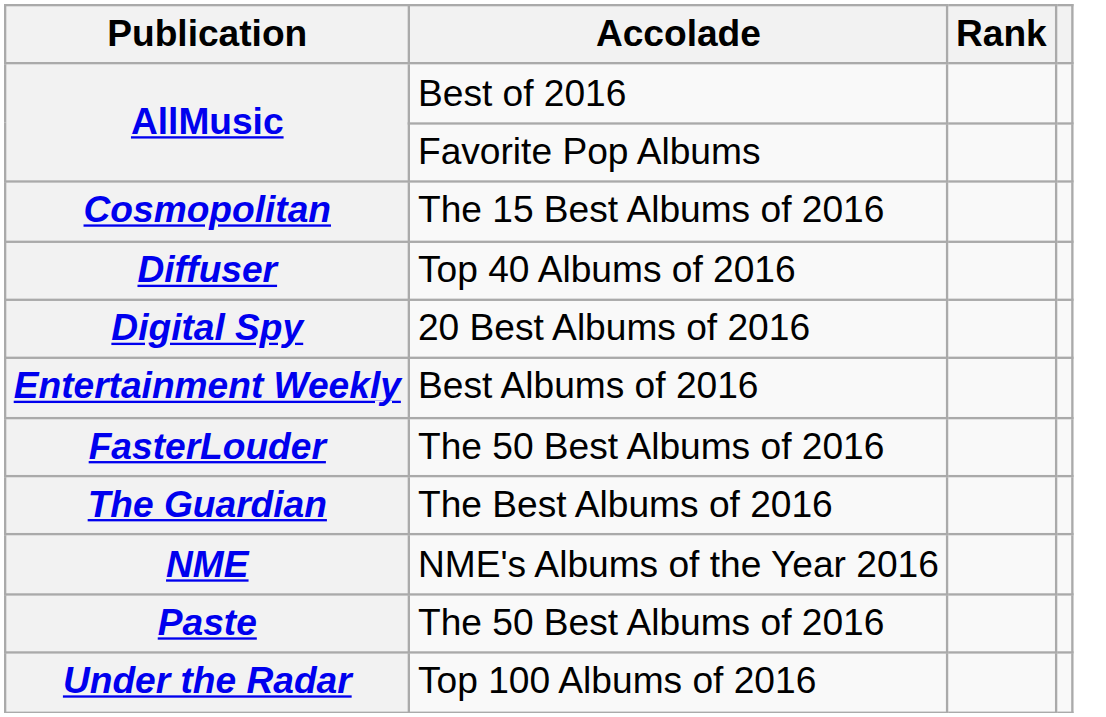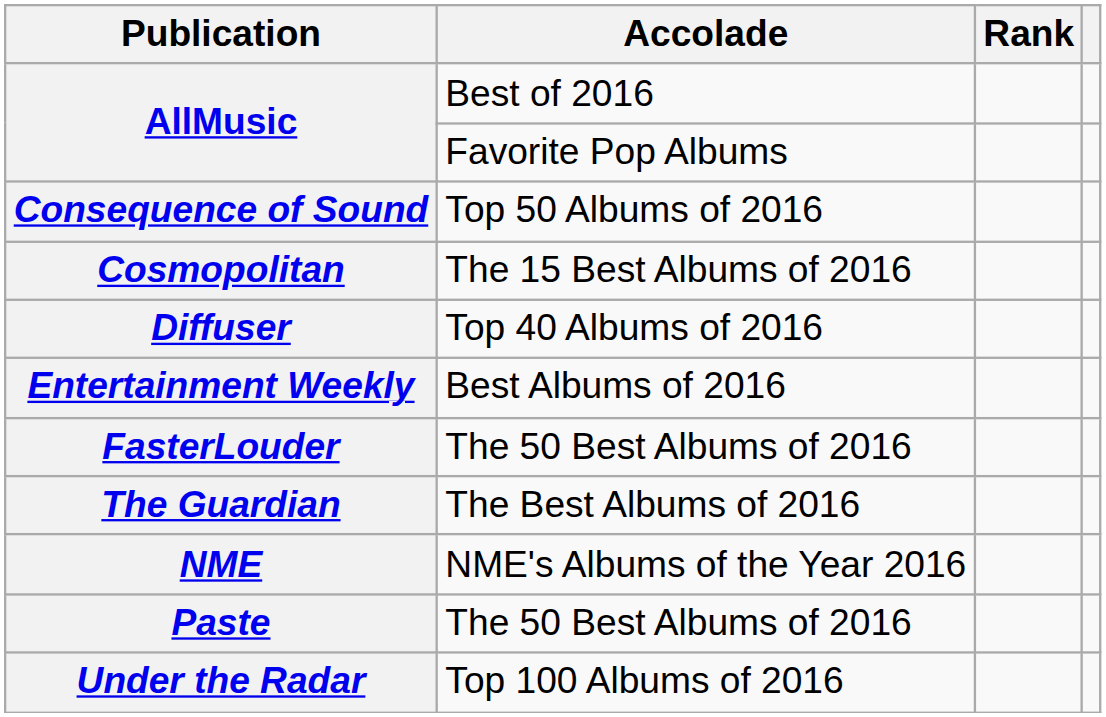+ row: (221, 210)
- row: (207, 328)
